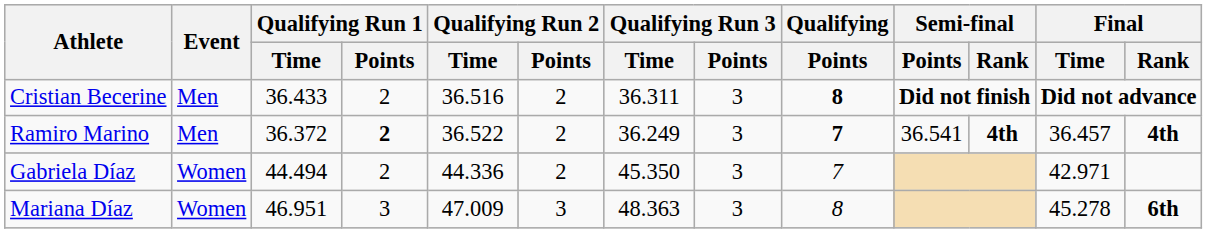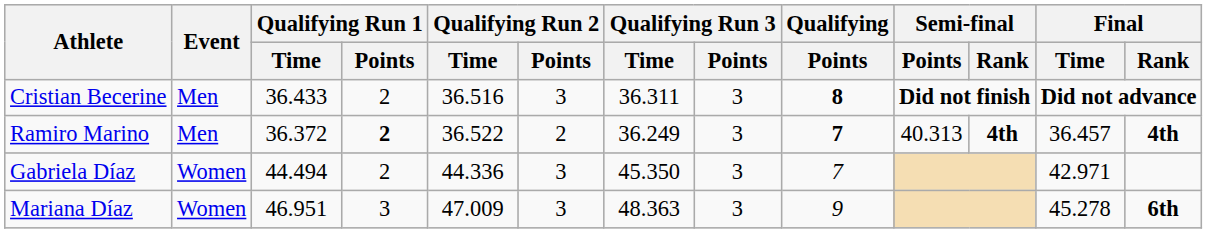(561, 97) 2 -> (561, 97) 3
(932, 134) 36.541 -> (932, 134) 40.313
(561, 171) 2 -> (561, 171) 3
(837, 208) 8 -> (837, 208) 9
